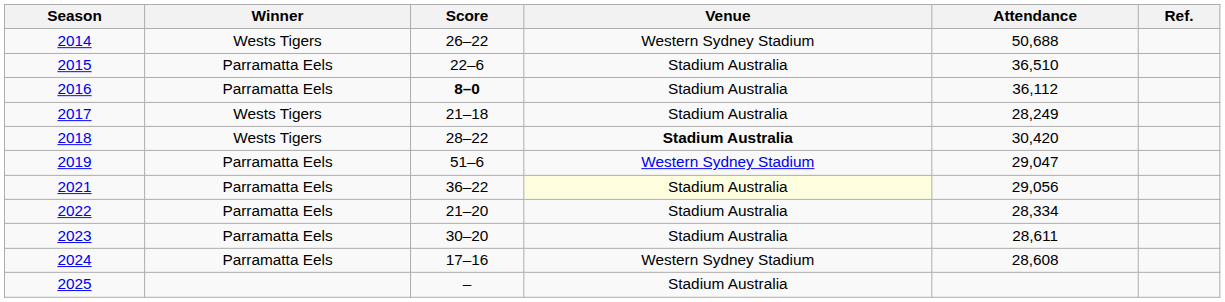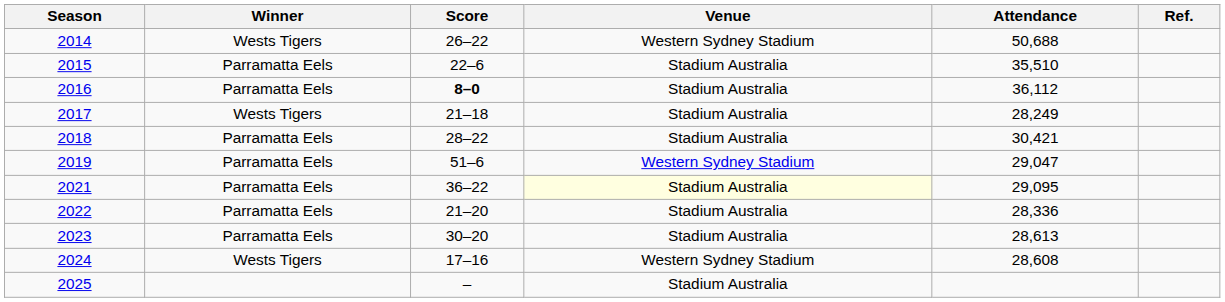(1035, 65) 36,510 -> (1035, 65) 35,510
(278, 138) Wests Tigers -> (278, 138) Parramatta Eels
(728, 138) bold -> (728, 138) normal
(1035, 138) 30,420 -> (1035, 138) 30,421
(1035, 187) 29,056 -> (1035, 187) 29,095
(1035, 211) 28,334 -> (1035, 211) 28,336
(1035, 235) 28,611 -> (1035, 235) 28,613
(278, 260) Parramatta Eels -> (278, 260) Wests Tigers
